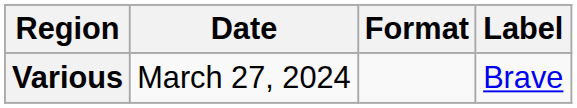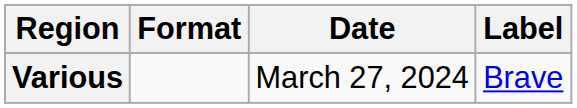columns swapped: (244, 28) <-> (417, 28)
